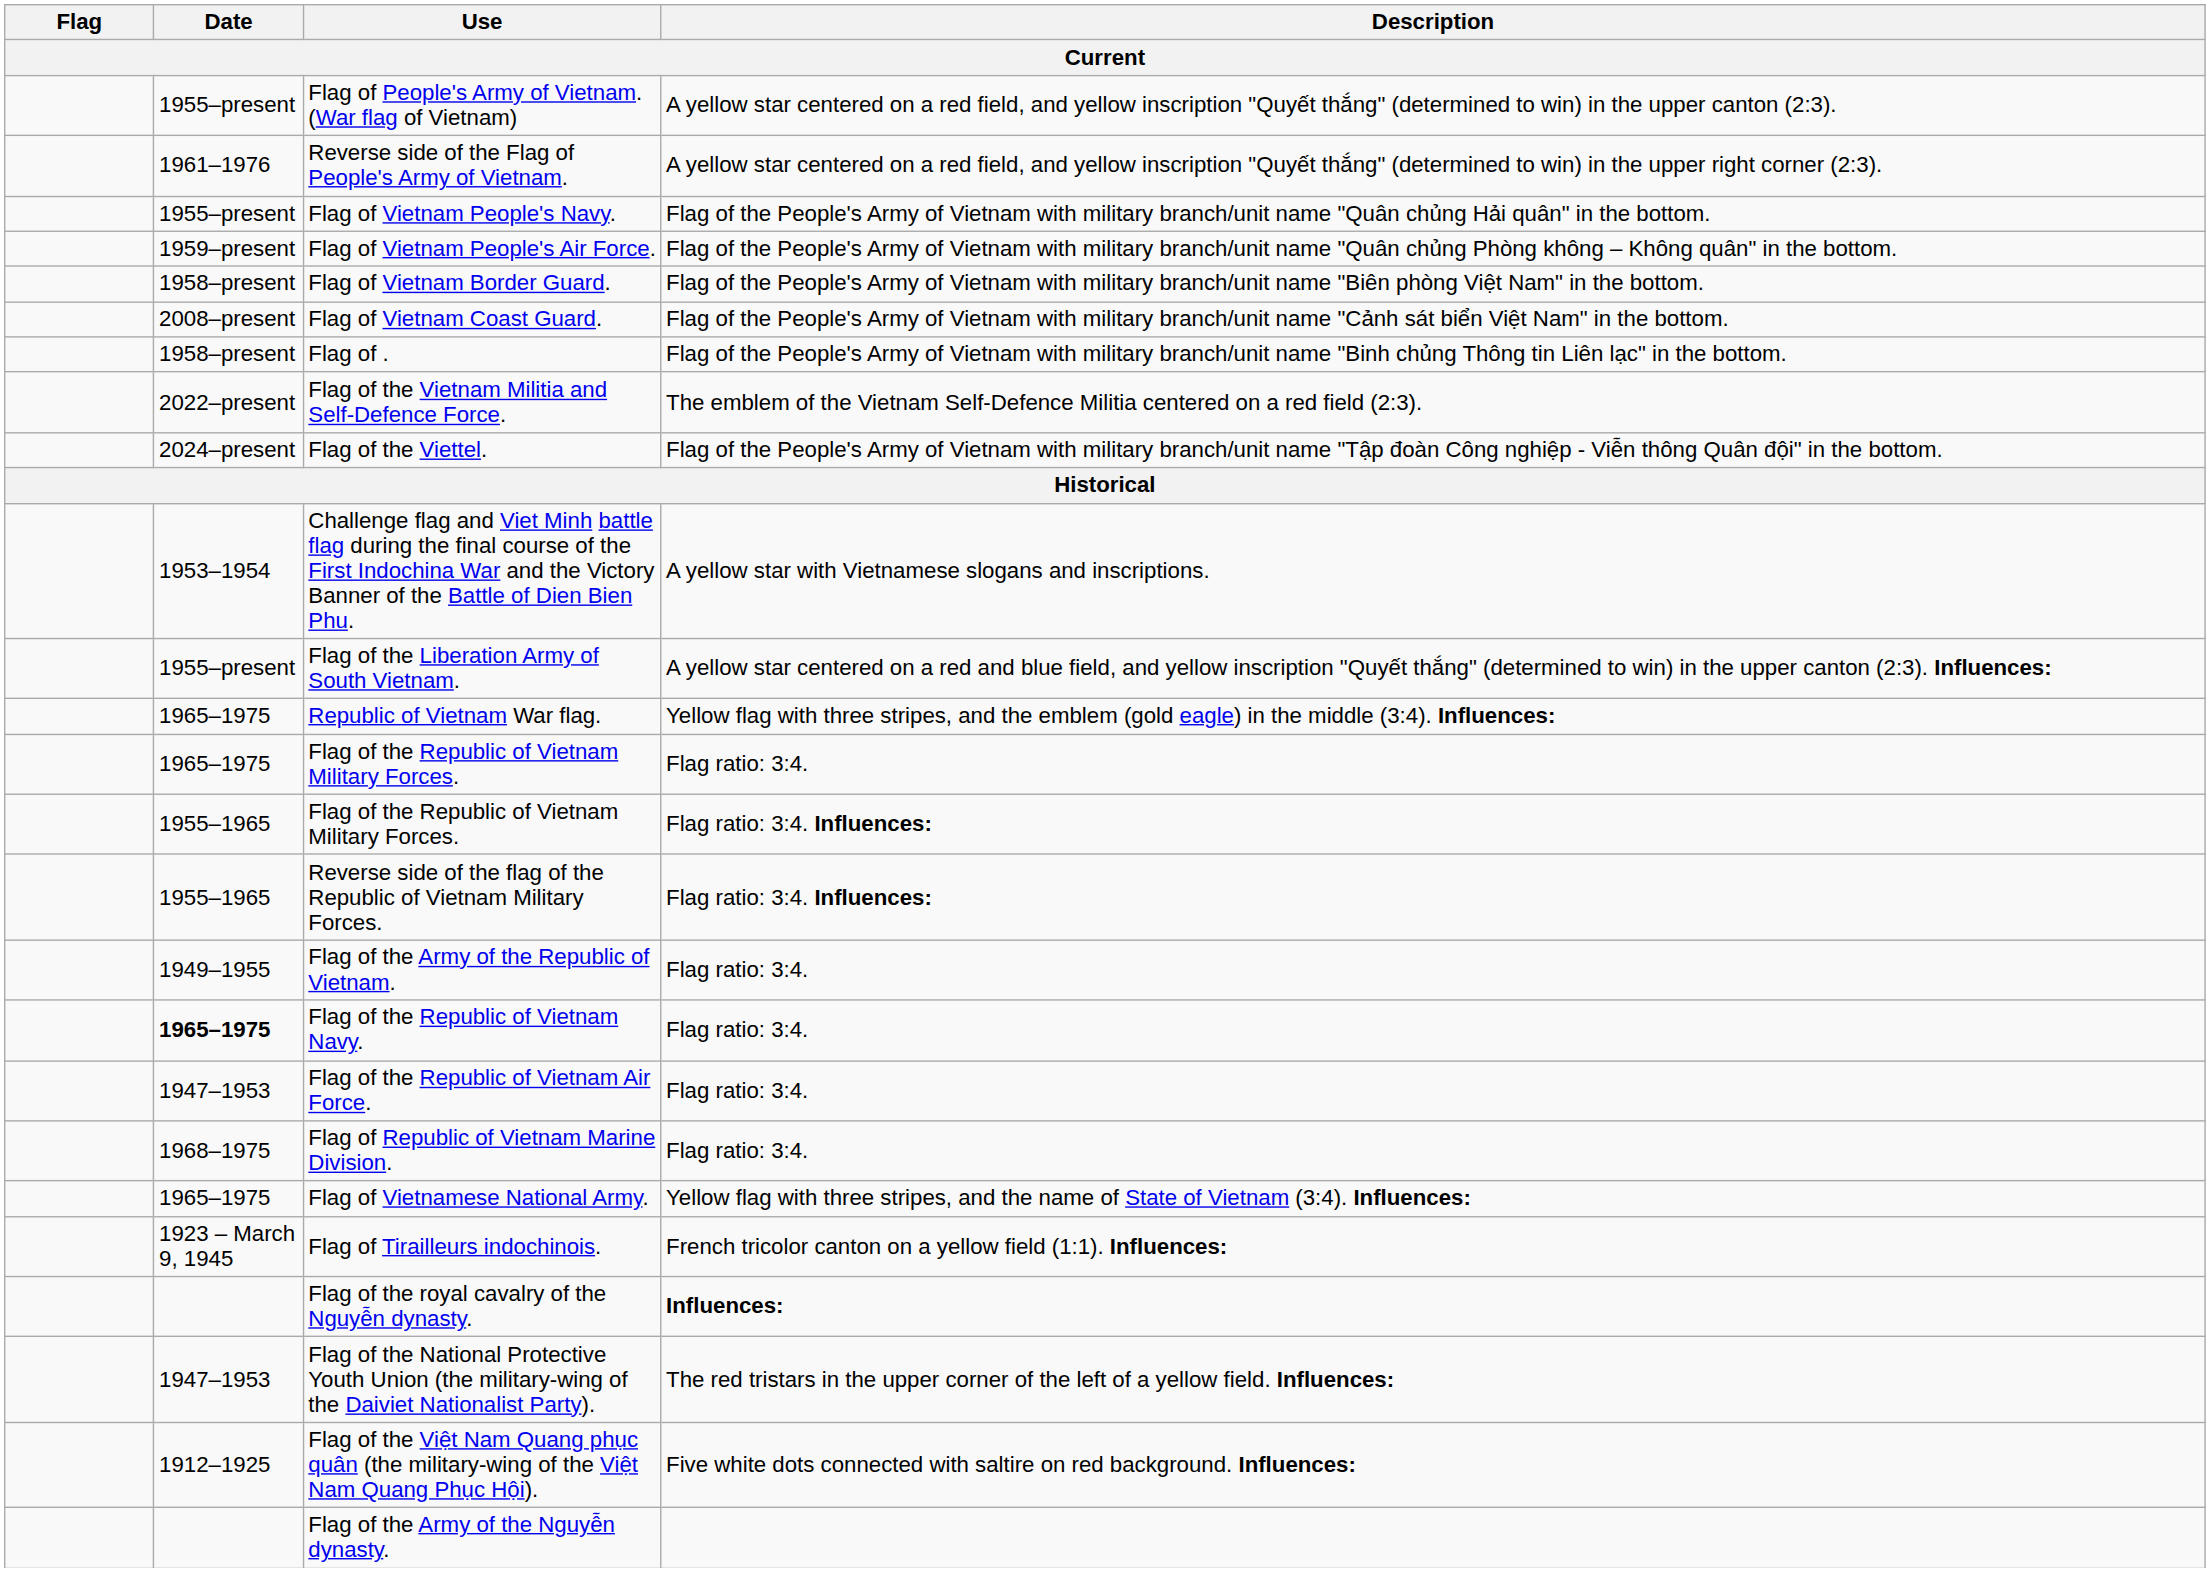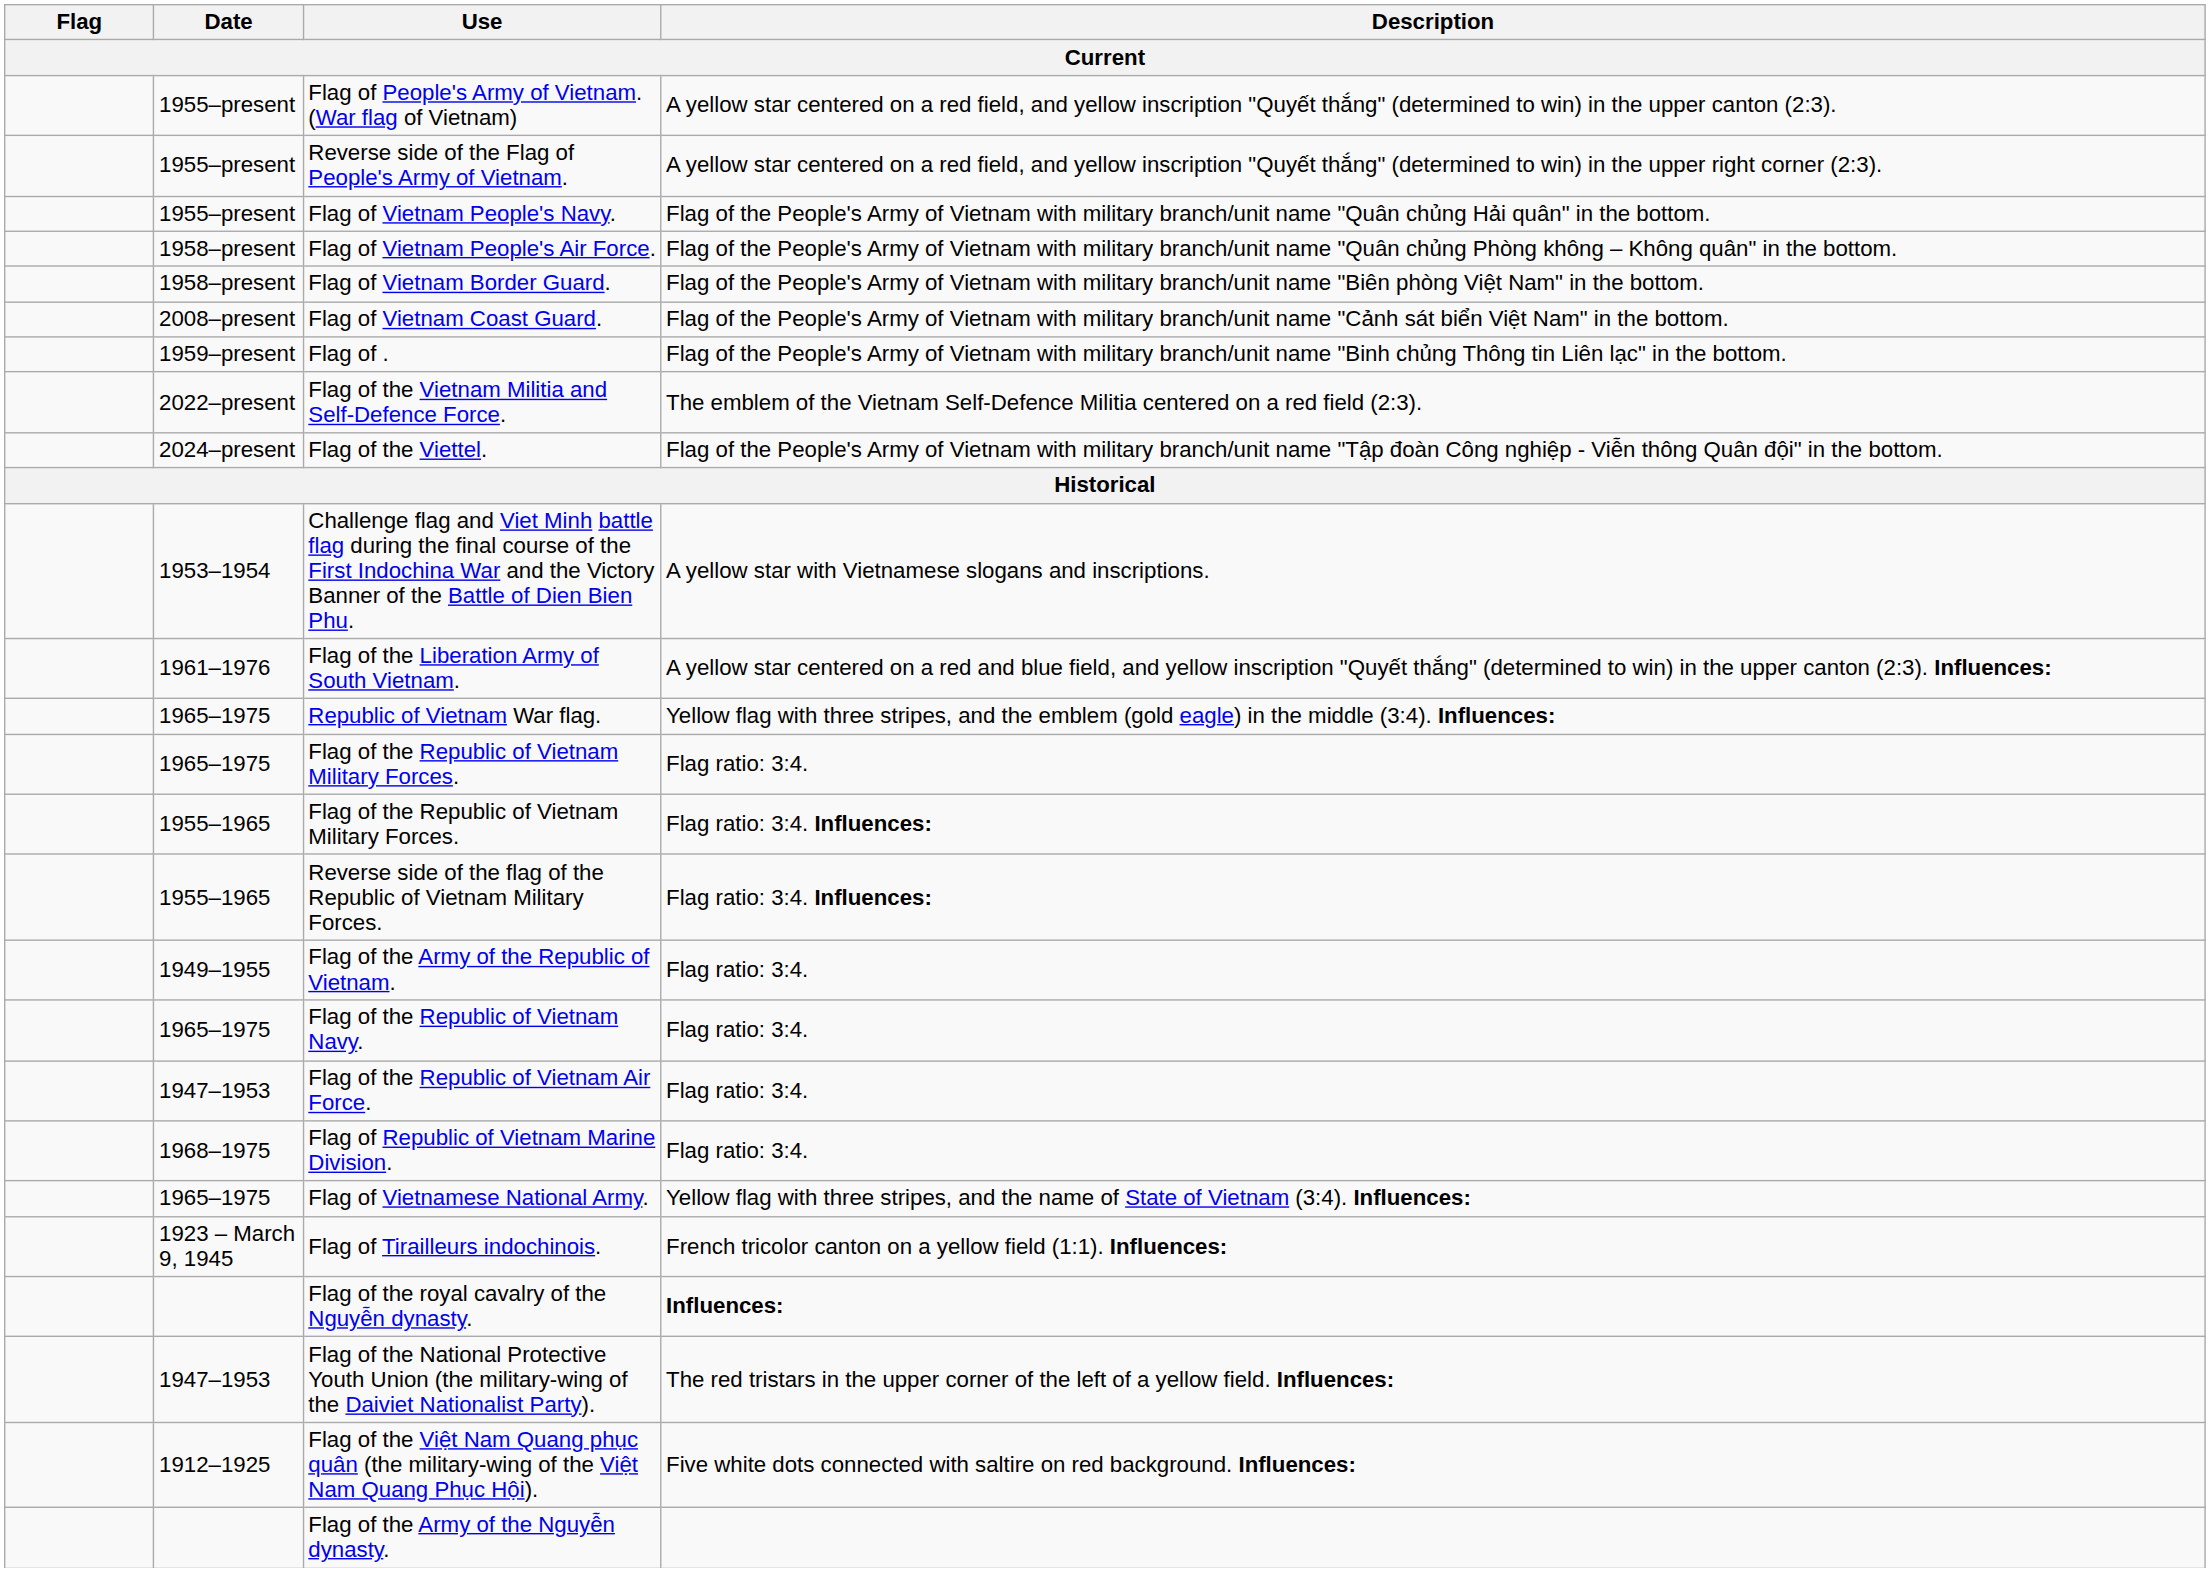(215, 165) 1961–1976 -> (227, 165) 1955–present
(227, 248) 1959–present -> (227, 248) 1958–present
(227, 354) 1958–present -> (227, 354) 1959–present
(227, 668) 1955–present -> (215, 668) 1961–1976
(215, 1030) bold -> (215, 1030) normal
